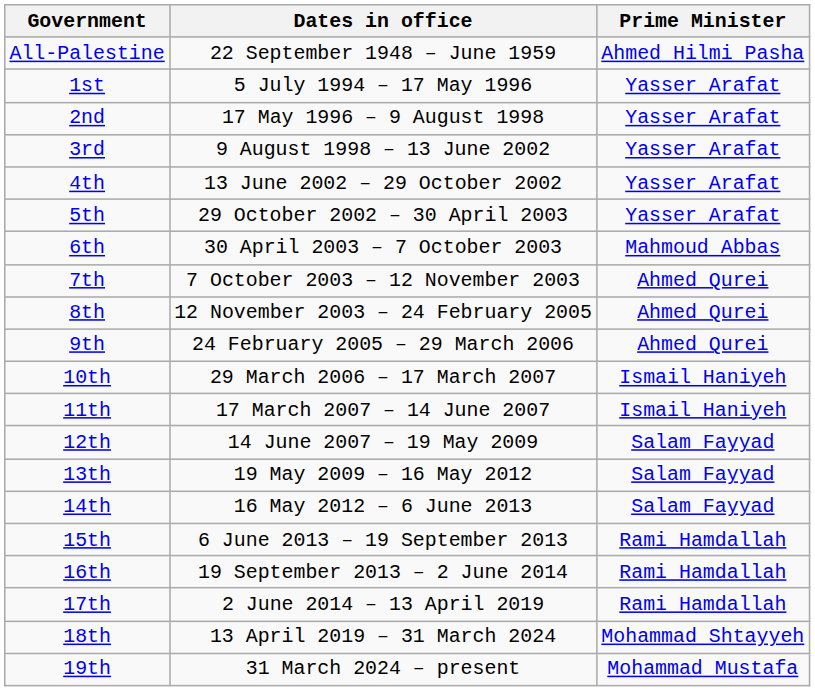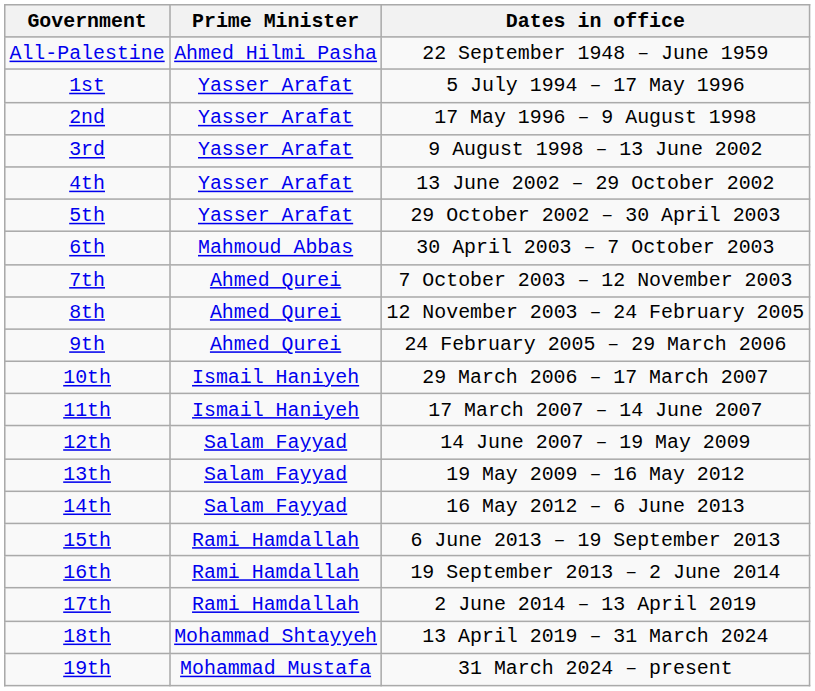columns swapped: (383, 21) <-> (703, 21)
